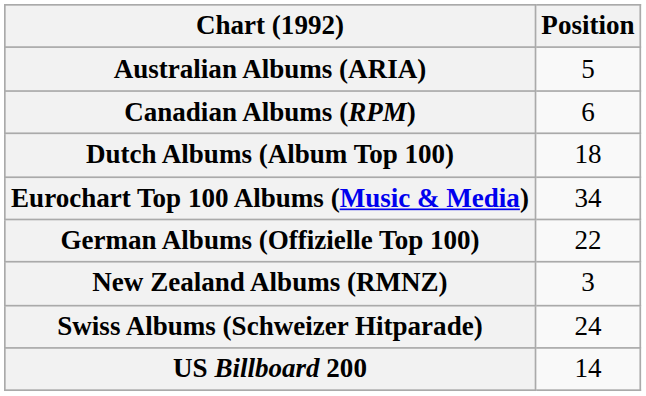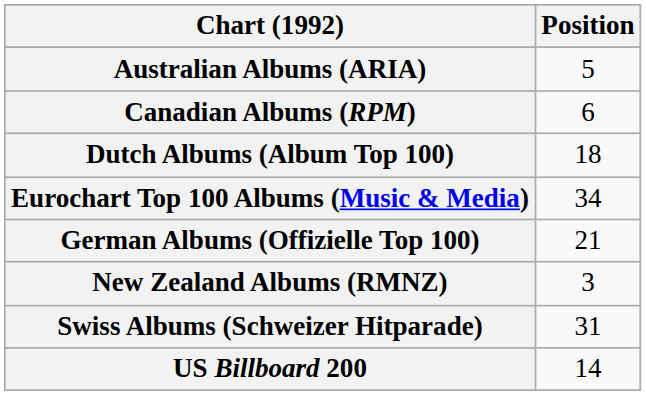(588, 240) 22 -> (588, 240) 21
(588, 326) 24 -> (588, 326) 31
